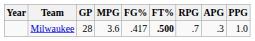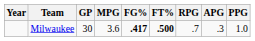(87, 28) 28 -> (87, 28) 30
(139, 28) normal -> (139, 28) bold
